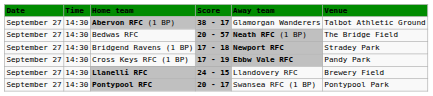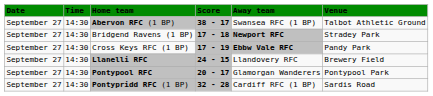(277, 23) Glamorgan Wanderers -> (275, 23) Swansea RFC (1 BP)
- row: (115, 35)
(275, 85) Swansea RFC (1 BP) -> (277, 72) Glamorgan Wanderers
+ row: (140, 85)
